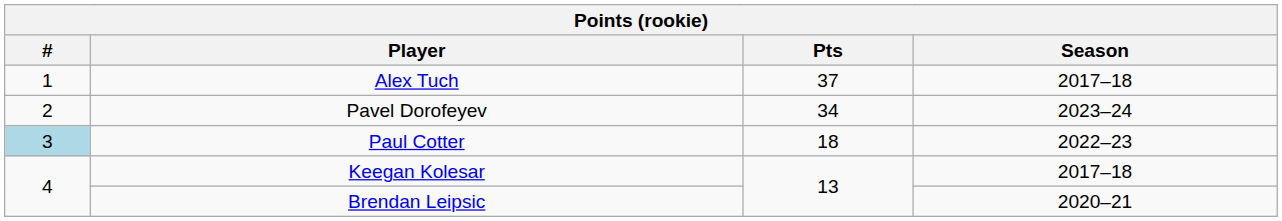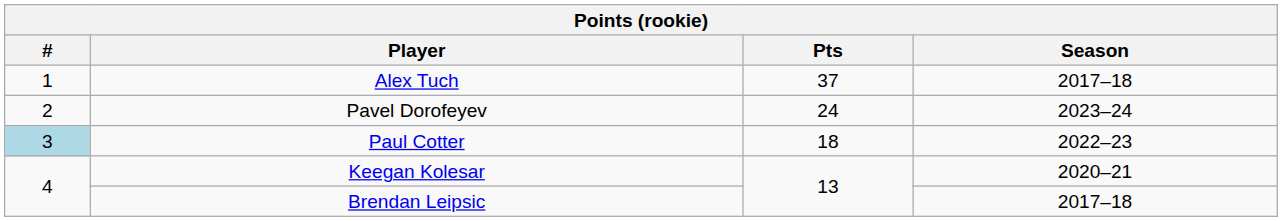(828, 111) 34 -> (828, 111) 24
(1095, 172) 2017–18 -> (1095, 172) 2020–21
(1095, 202) 2020–21 -> (1095, 202) 2017–18
